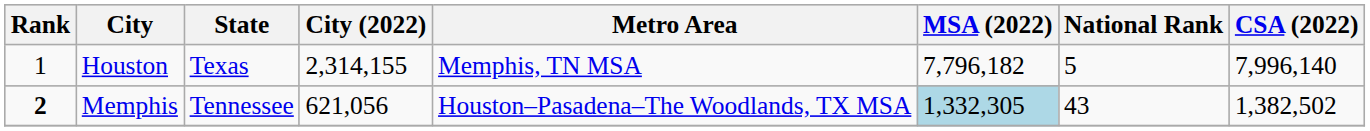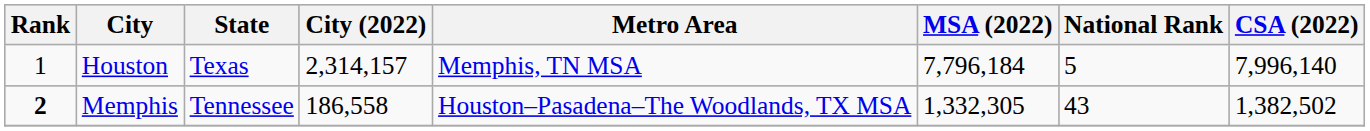(356, 65) 2,314,155 -> (356, 65) 2,314,157
(974, 65) 7,796,182 -> (974, 65) 7,796,184
(347, 105) 621,056 -> (347, 105) 186,558
(974, 105) lightblue background -> (974, 105) no background
